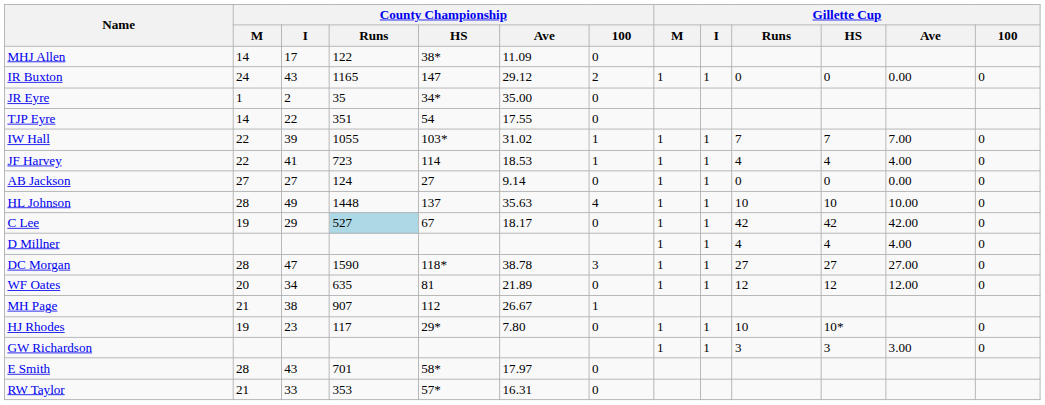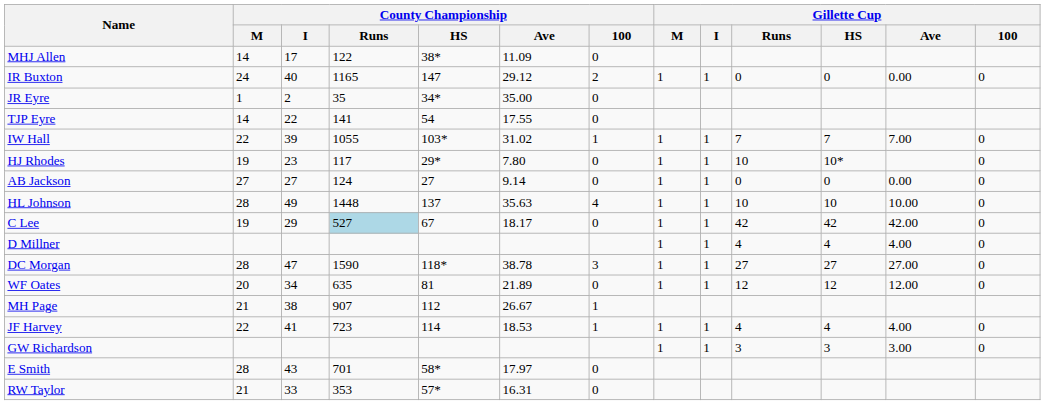(291, 77) 43 -> (291, 77) 40
(342, 118) 351 -> (342, 118) 141
rows swapped: (35, 160) <-> (36, 327)
